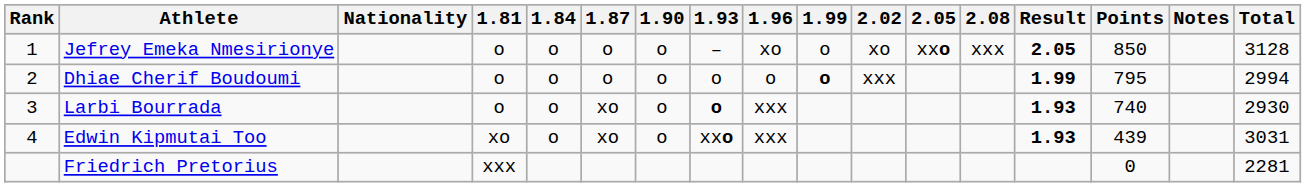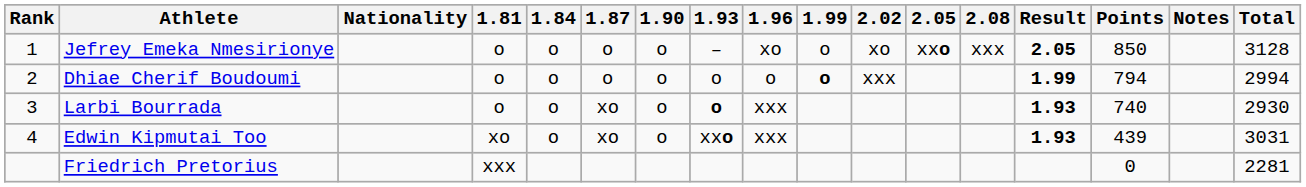(1130, 79) 795 -> (1130, 79) 794
